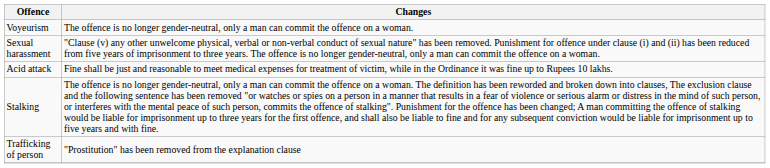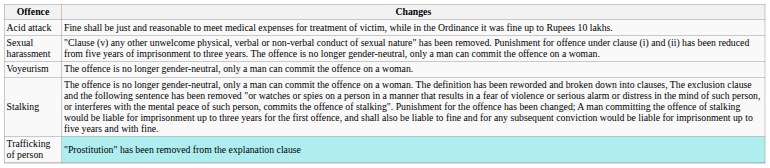rows swapped: (29, 69) <-> (28, 27)
(182, 150) no background -> (182, 150) paleturquoise background
